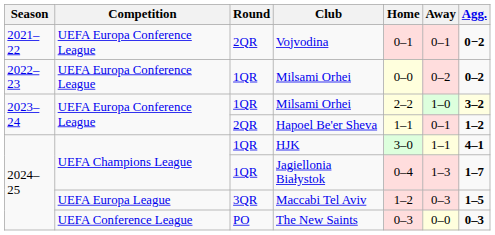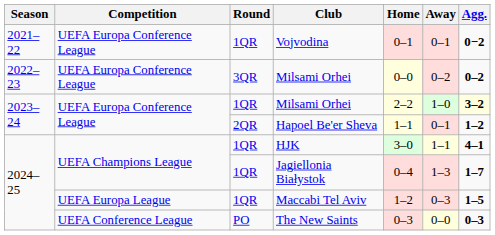(245, 42) 2QR -> (245, 42) 1QR
(245, 76) 1QR -> (245, 76) 3QR
(245, 199) 3QR -> (245, 199) 1QR
